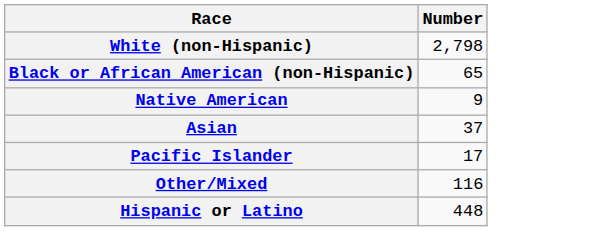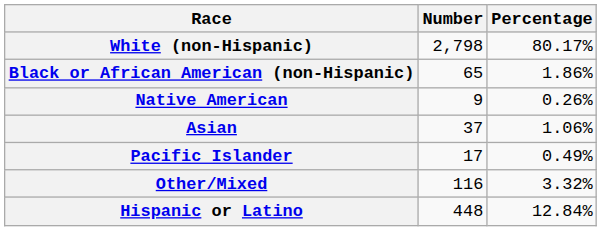+ column: (542, 18)
